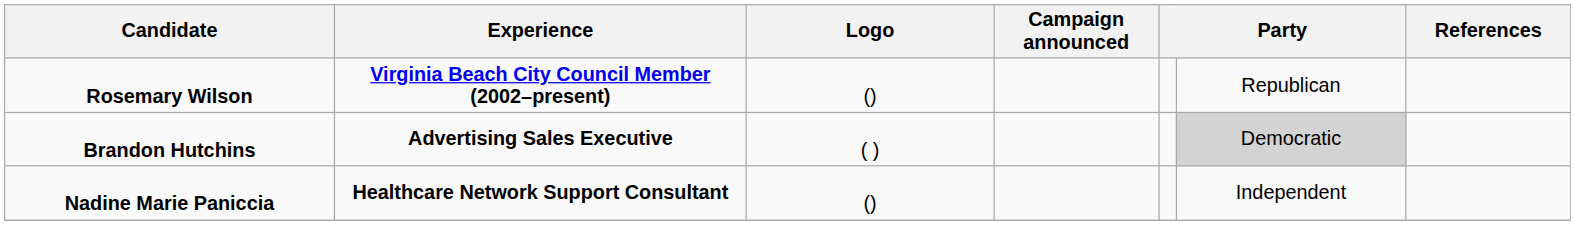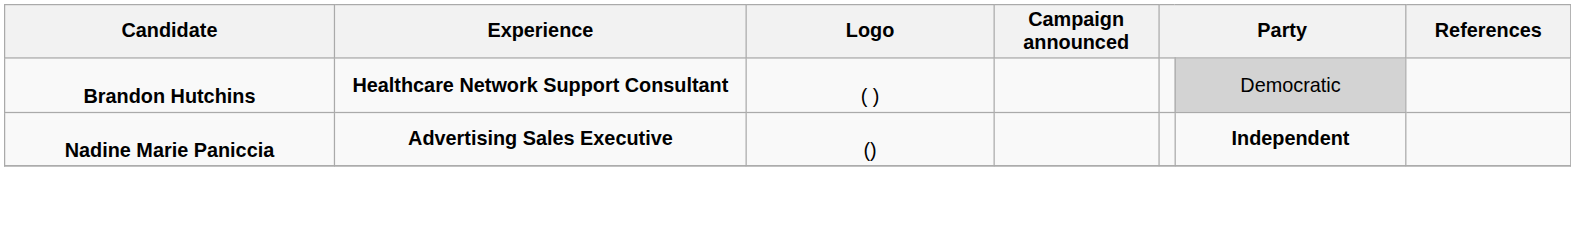- row: (169, 96)
(540, 138) Advertising Sales Executive -> (540, 85) Healthcare Network Support Consultant
(540, 192) Healthcare Network Support Consultant -> (540, 138) Advertising Sales Executive
(1291, 192) normal -> (1290, 138) bold
